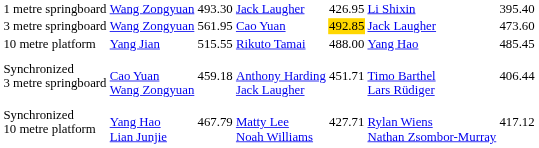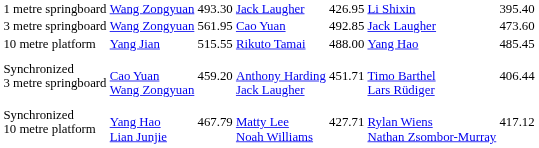(347, 26) gold background -> (347, 26) no background
(215, 75) 459.18 -> (215, 75) 459.20
